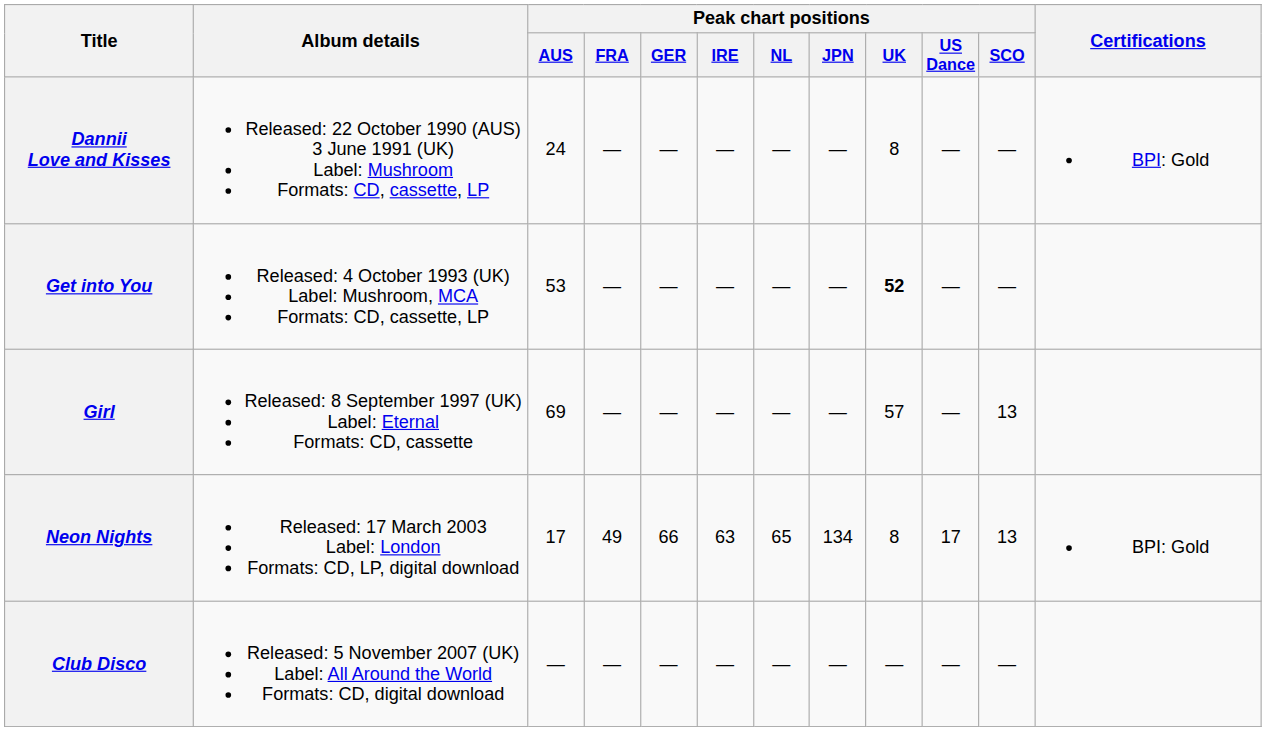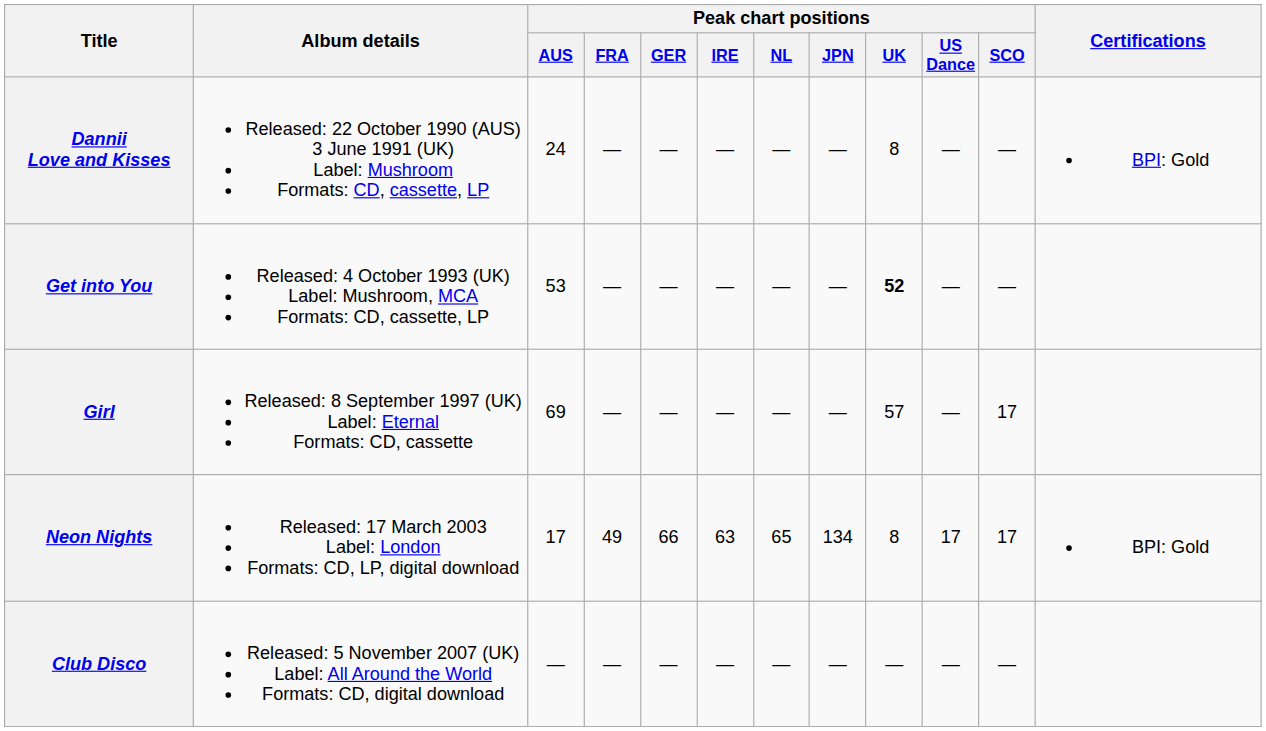(1007, 411) 13 -> (1007, 411) 17
(1007, 537) 13 -> (1007, 537) 17
